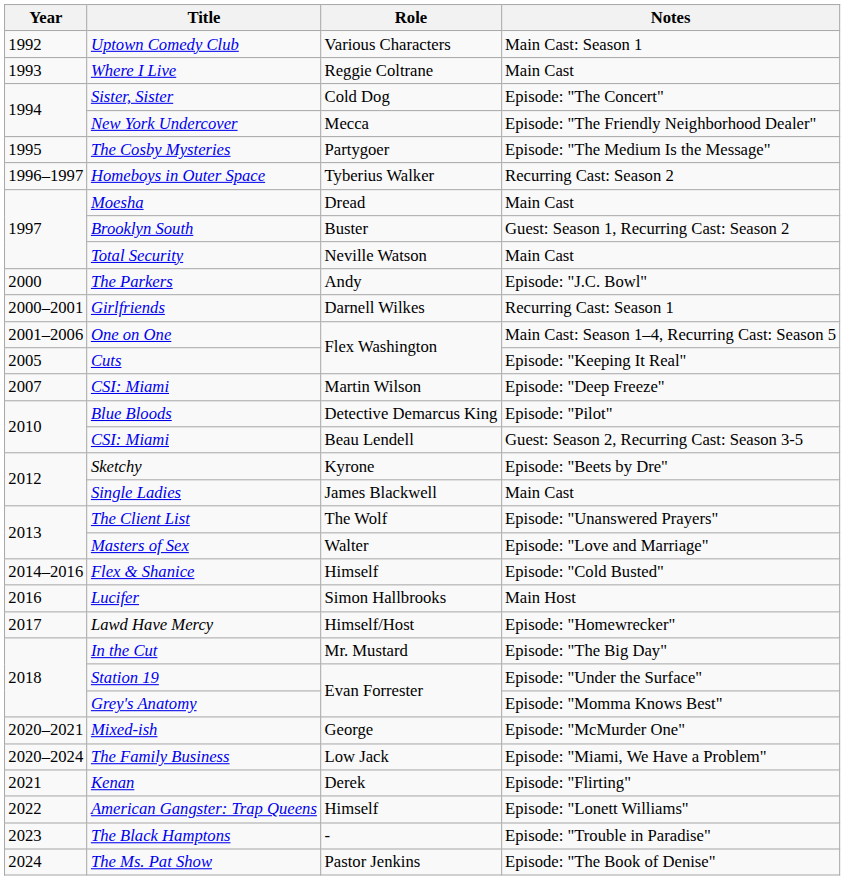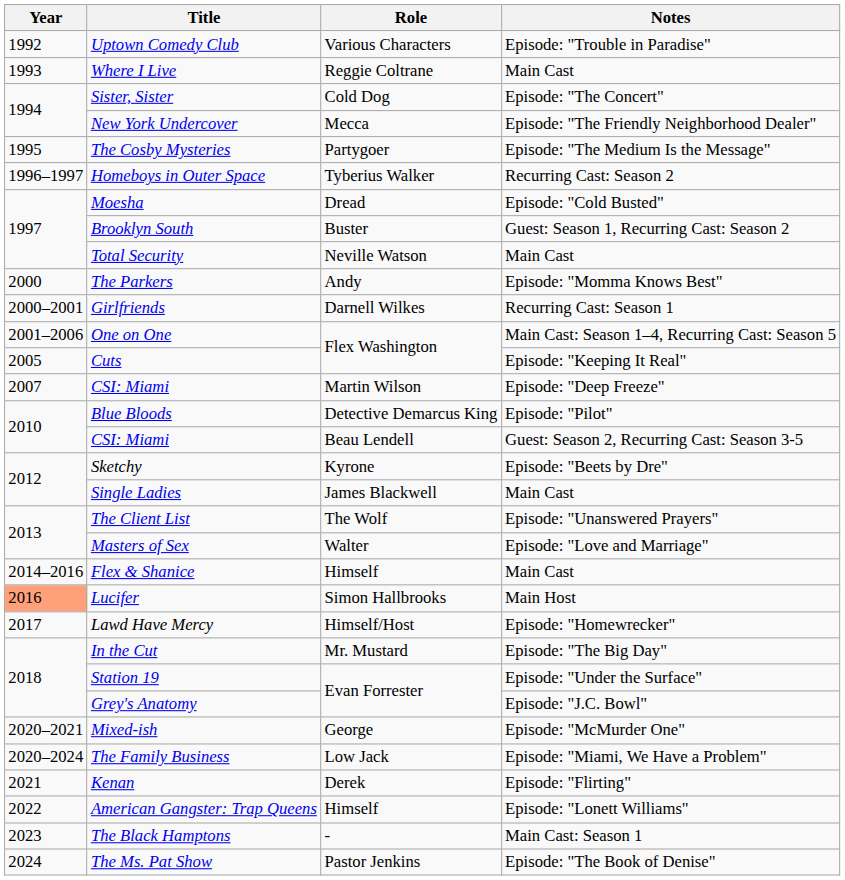(574, 44) Main Cast: Season 1 -> (608, 44) Episode: "Trouble in Paradise"
(539, 202) Main Cast -> (584, 202) Episode: "Cold Busted"
(576, 281) Episode: "J.C. Bowl" -> (614, 281) Episode: "Momma Knows Best"
(584, 571) Episode: "Cold Busted" -> (539, 571) Main Cast
(25, 598) no background -> (25, 598) lightsalmon background
(614, 703) Episode: "Momma Knows Best" -> (576, 703) Episode: "J.C. Bowl"
(608, 835) Episode: "Trouble in Paradise" -> (574, 835) Main Cast: Season 1
